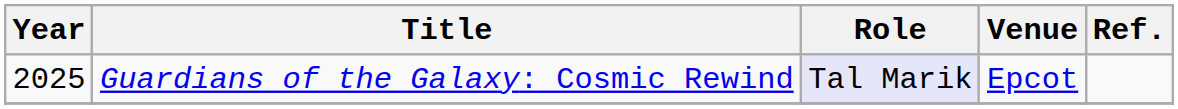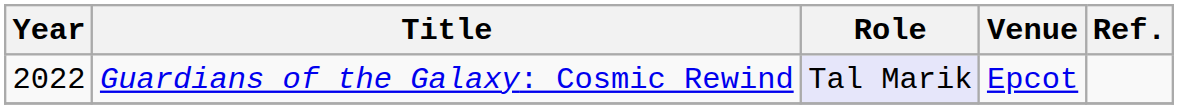(49, 80) 2025 -> (49, 80) 2022
